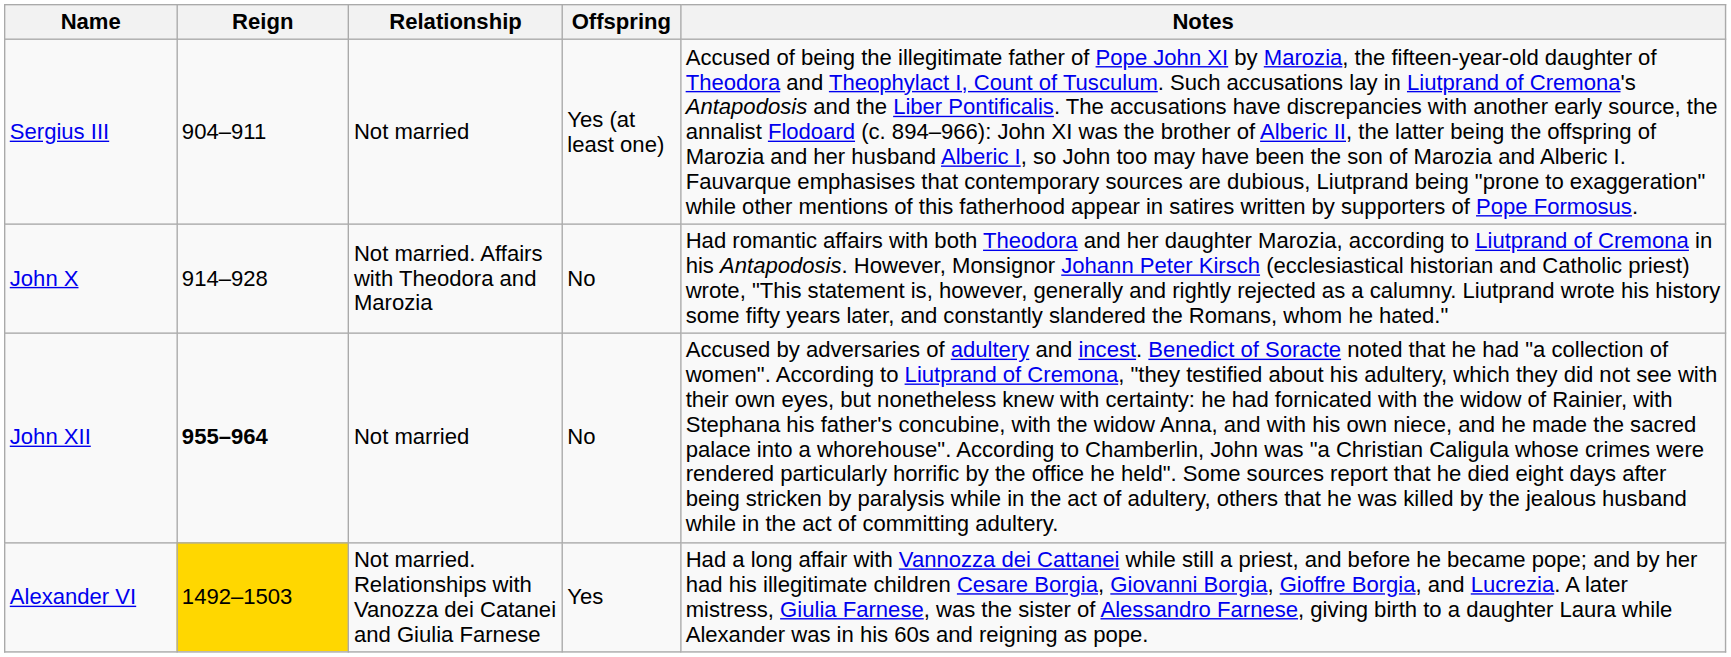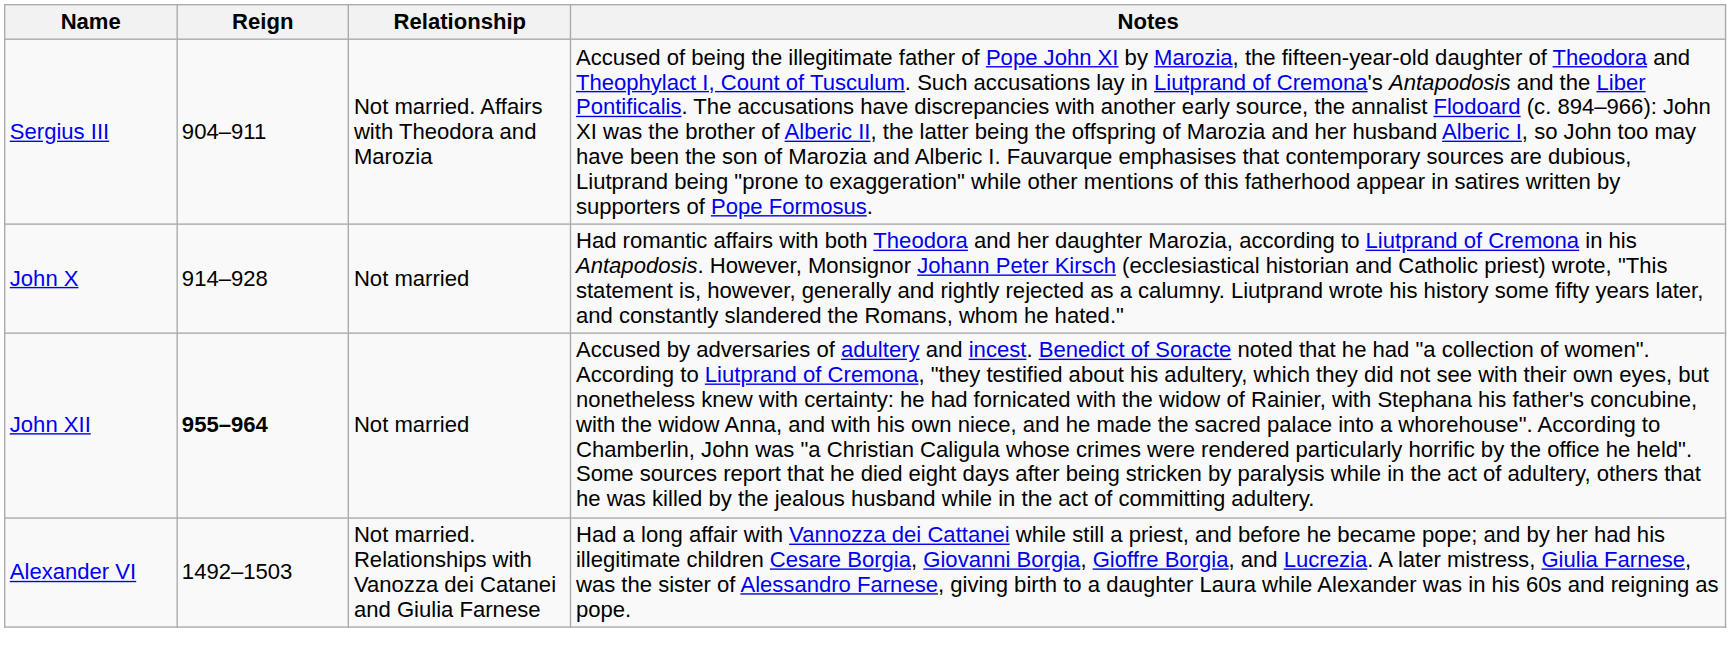- column: (621, 22)
(412, 131) Not married -> (448, 131) Not married. Affairs with Theodora and Marozia
(448, 278) Not married. Affairs with Theodora and Marozia -> (412, 278) Not married
(237, 596) gold background -> (237, 571) no background
